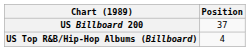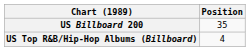(222, 25) 37 -> (222, 25) 35
